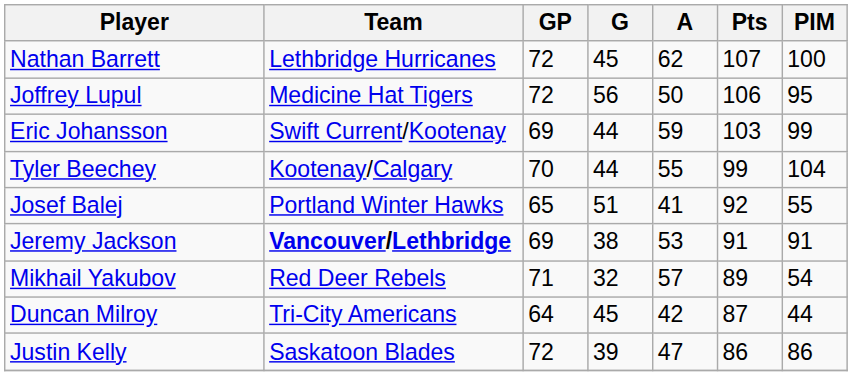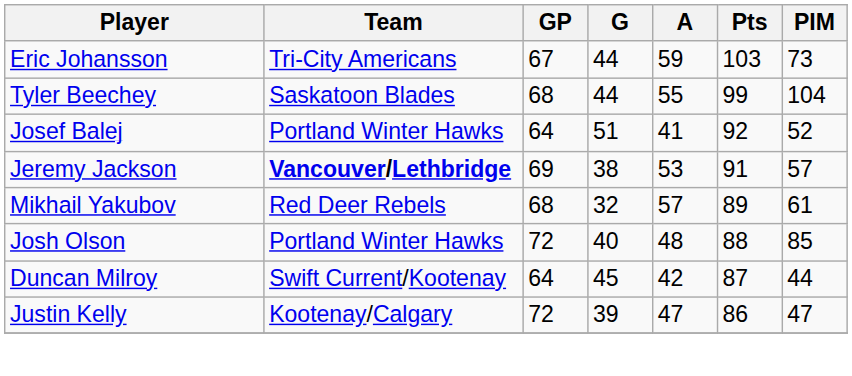- row: (85, 59)
- row: (76, 95)
(388, 132) Swift Current/Kootenay -> (363, 59) Tri-City Americans
(541, 132) 69 -> (541, 59) 67
(800, 132) 99 -> (800, 59) 73
(361, 168) Kootenay/Calgary -> (362, 95) Saskatoon Blades
(541, 168) 70 -> (541, 95) 68
(541, 205) 65 -> (541, 132) 64
(800, 205) 55 -> (800, 132) 52
(800, 242) 91 -> (800, 168) 57
(541, 278) 71 -> (541, 205) 68
(800, 278) 54 -> (800, 205) 61
+ row: (68, 242)
(363, 315) Tri-City Americans -> (388, 278) Swift Current/Kootenay
(362, 351) Saskatoon Blades -> (361, 315) Kootenay/Calgary
(800, 351) 86 -> (800, 315) 47
